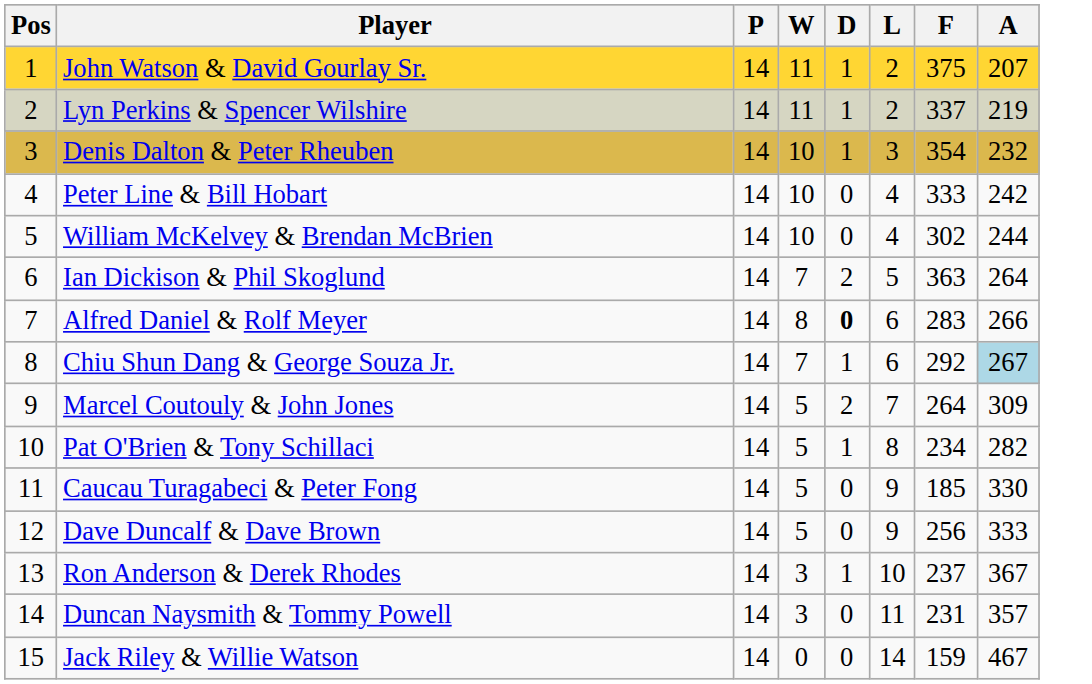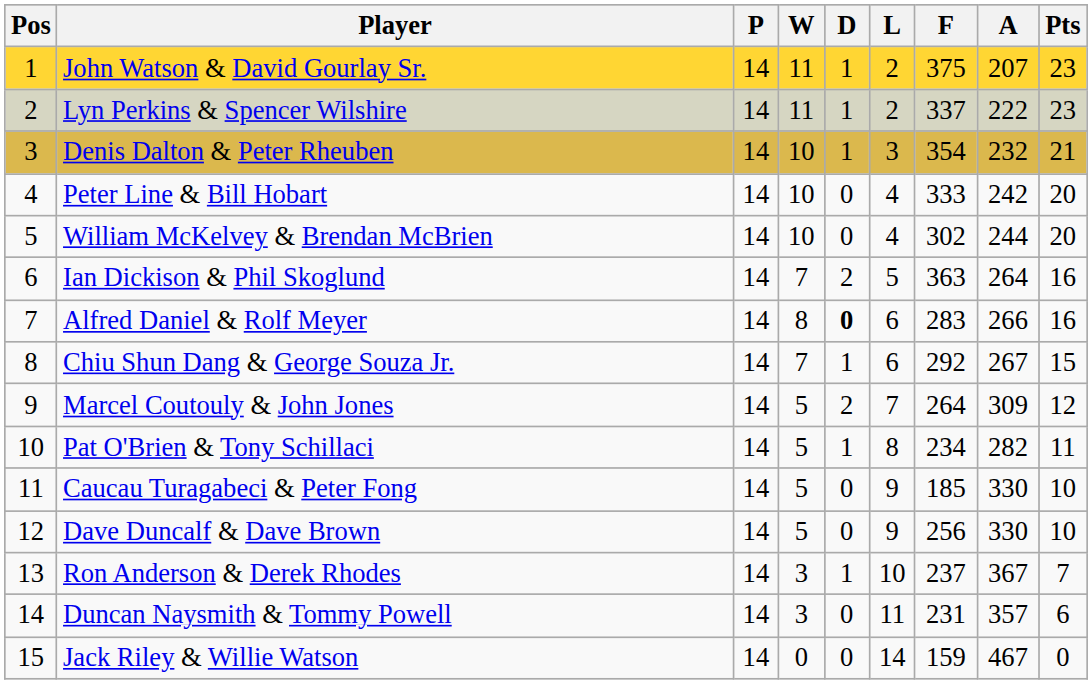+ column: (1063, 25)
(1008, 109) 219 -> (1008, 109) 222
(1008, 362) lightblue background -> (1008, 362) no background
(1008, 531) 333 -> (1008, 531) 330
